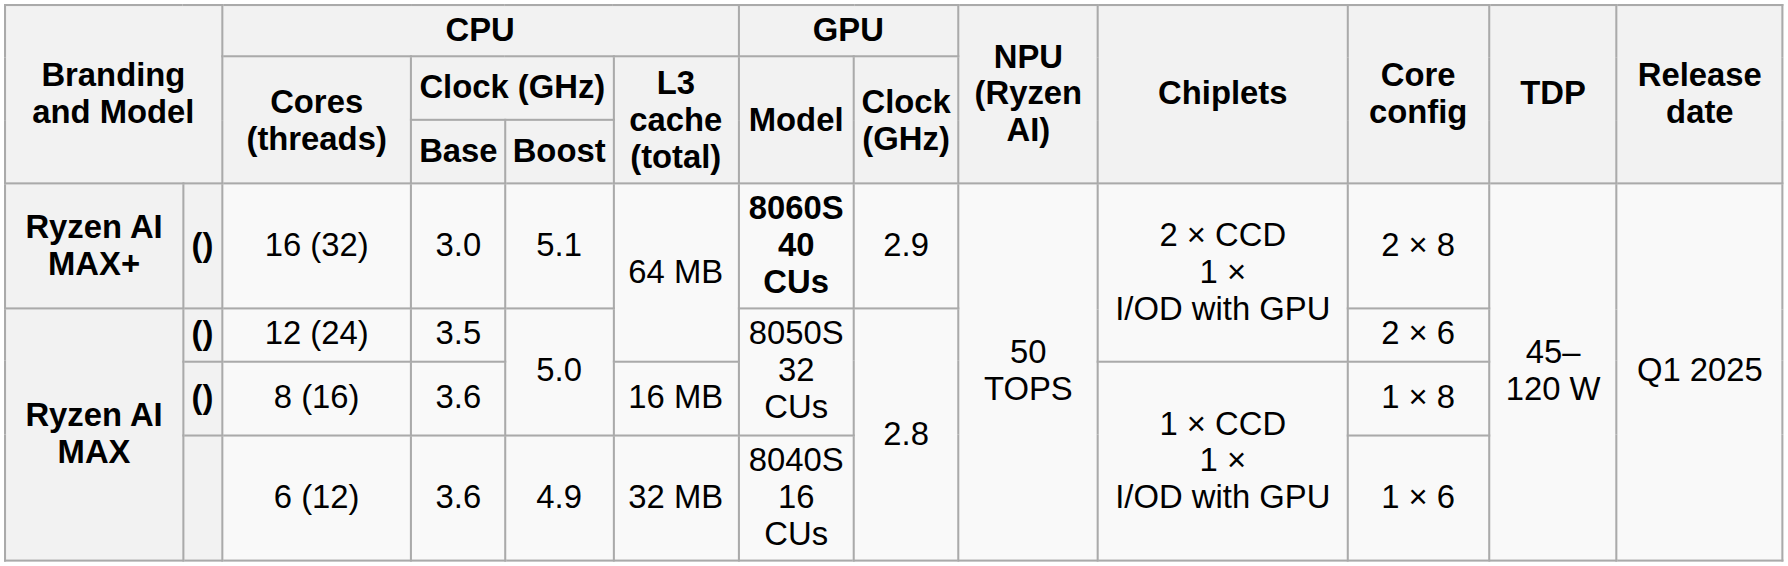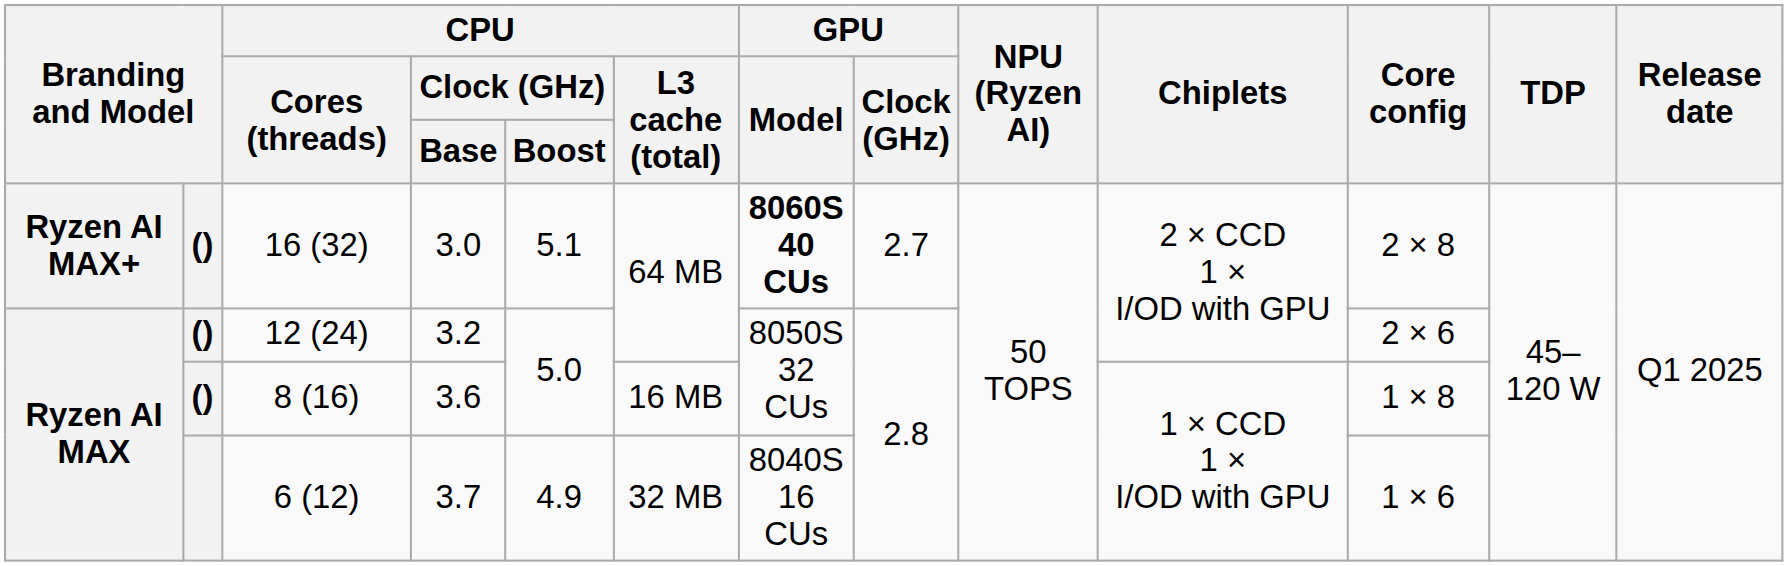(906, 245) 2.9 -> (906, 245) 2.7
(458, 334) 3.5 -> (458, 334) 3.2
(458, 496) 3.6 -> (458, 496) 3.7
